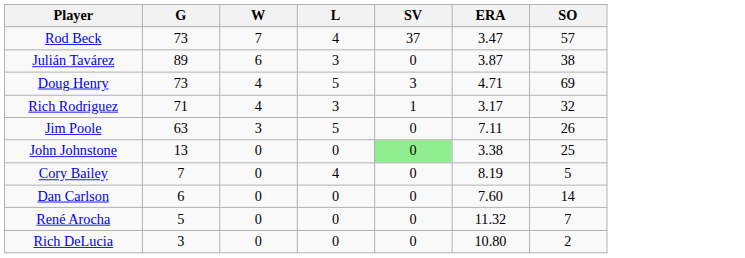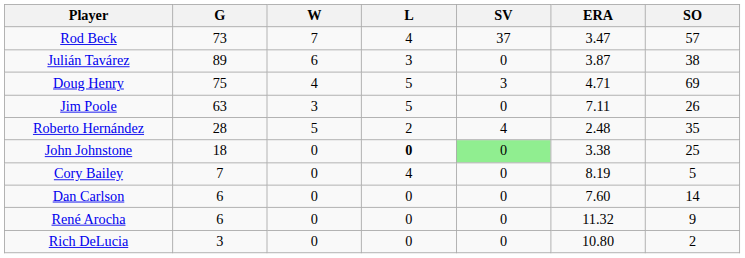(181, 83) 73 -> (220, 83) 75
- row: (73, 106)
+ row: (88, 128)
(181, 151) 13 -> (220, 151) 18
(336, 151) normal -> (409, 151) bold
(181, 219) 5 -> (220, 219) 6
(568, 219) 7 -> (693, 219) 9
